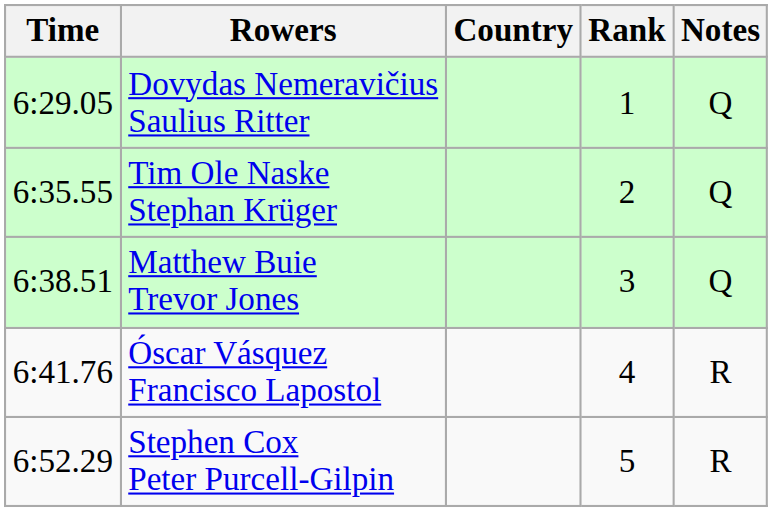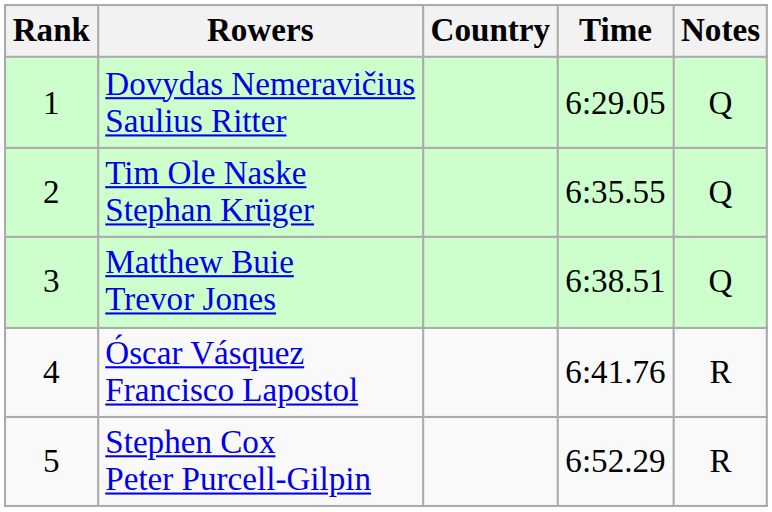columns swapped: (627, 30) <-> (63, 30)
